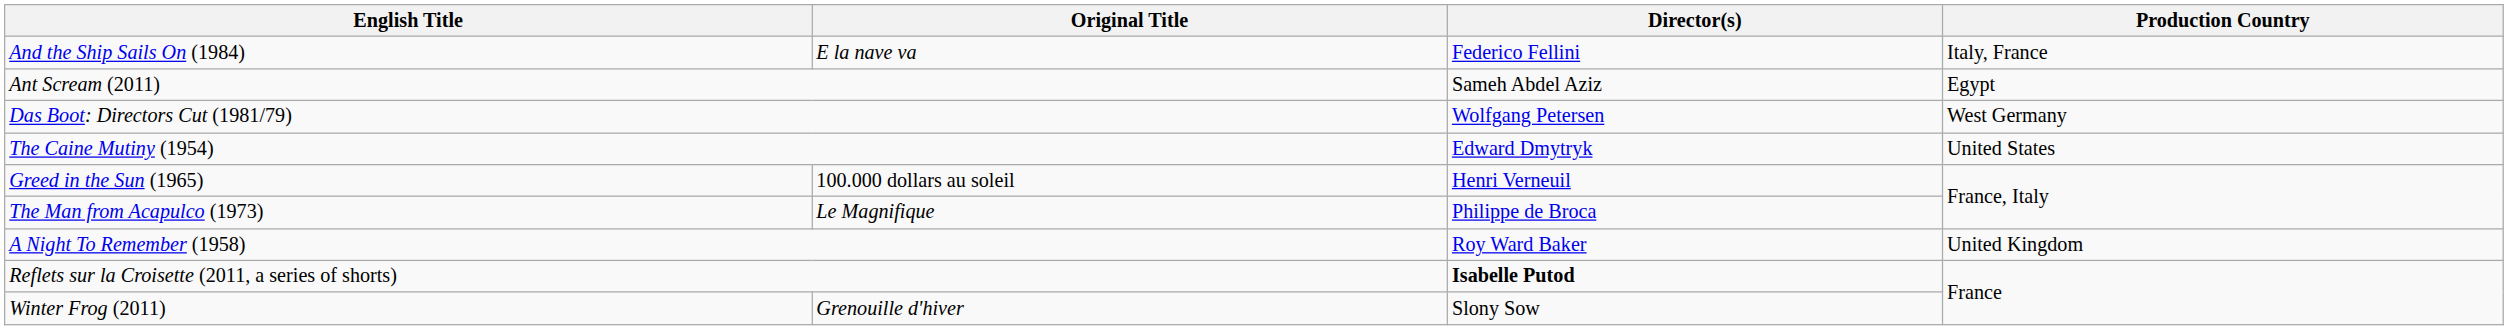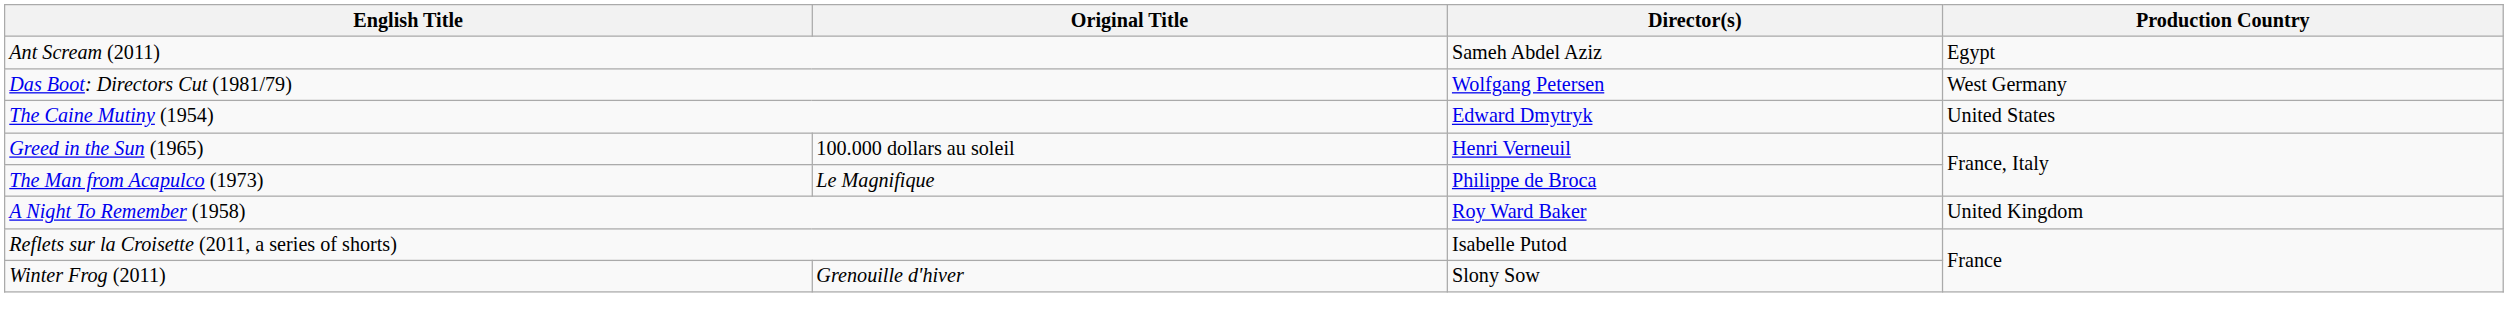- row: (127, 52)
(1513, 276) bold -> (1509, 244) normal
